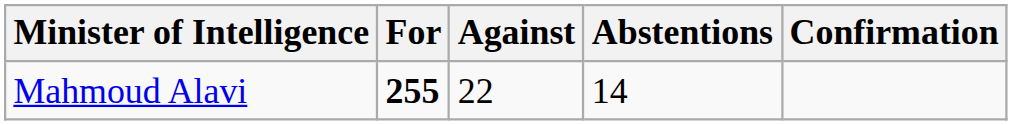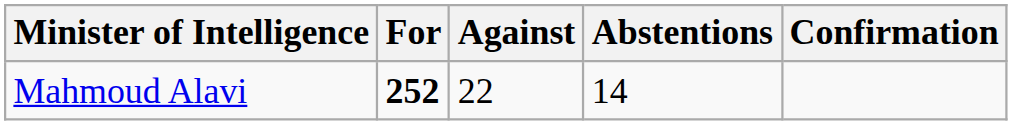(412, 89) 255 -> (412, 89) 252
